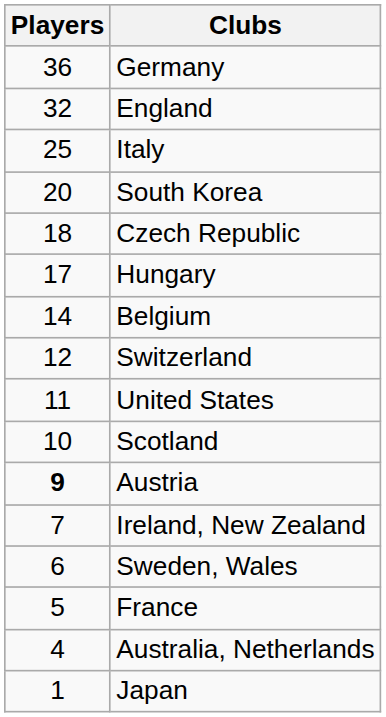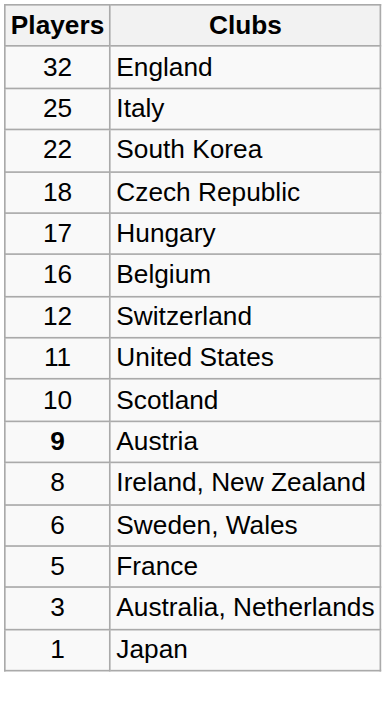- row: (170, 66)
(58, 191) 20 -> (58, 150) 22
(58, 316) 14 -> (58, 274) 16
(58, 524) 7 -> (58, 483) 8
(58, 649) 4 -> (58, 607) 3
